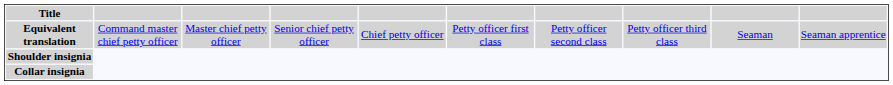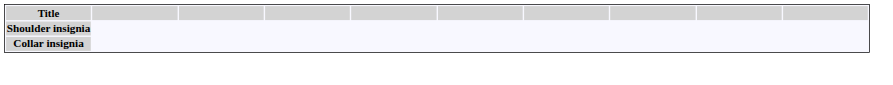- row: (50, 34)
